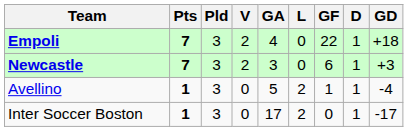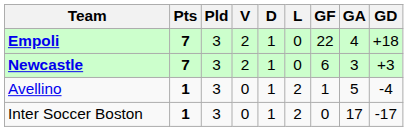columns swapped: (356, 16) <-> (273, 16)
